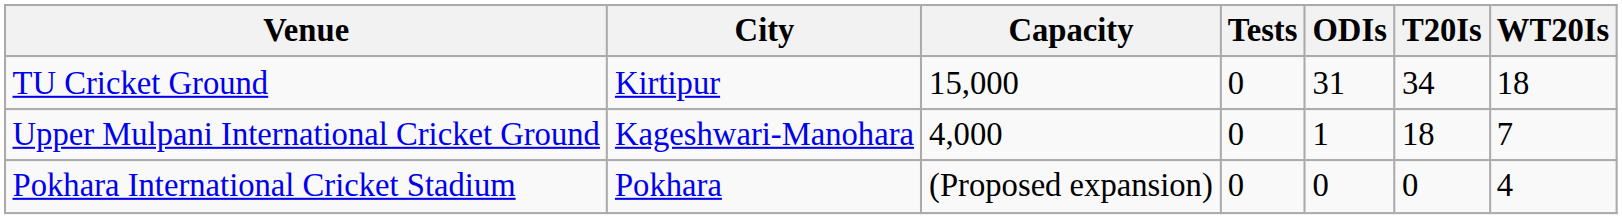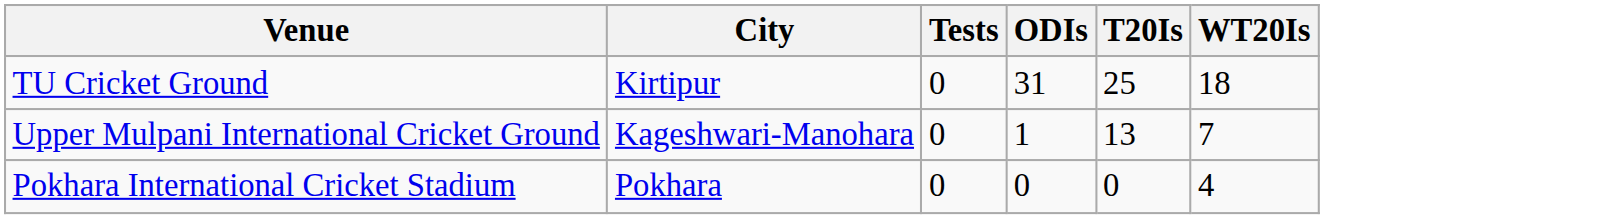- column: (1071, 30)
(1418, 82) 34 -> (1119, 82) 25
(1418, 133) 18 -> (1119, 133) 13
